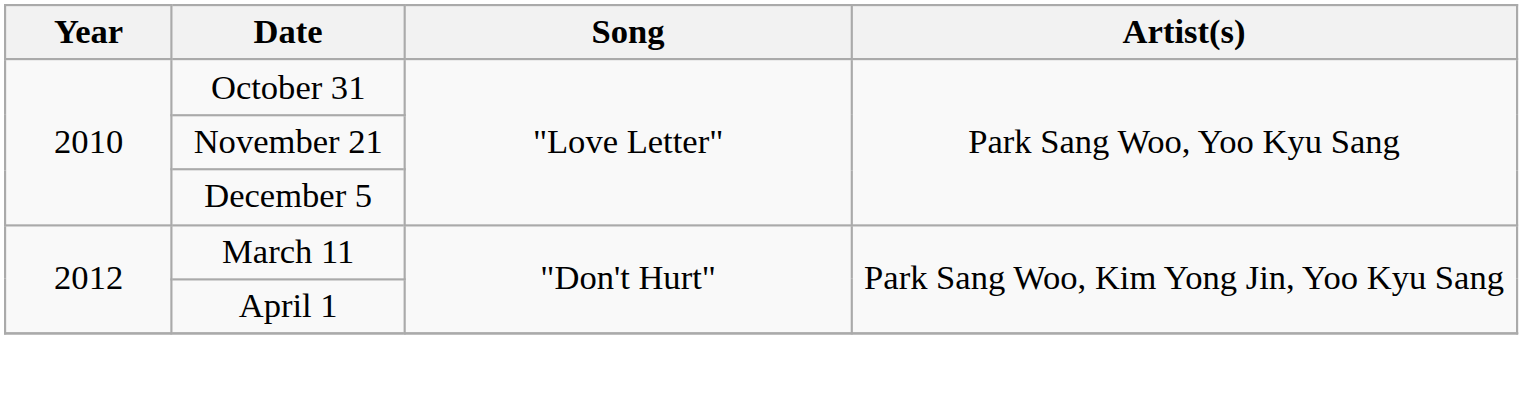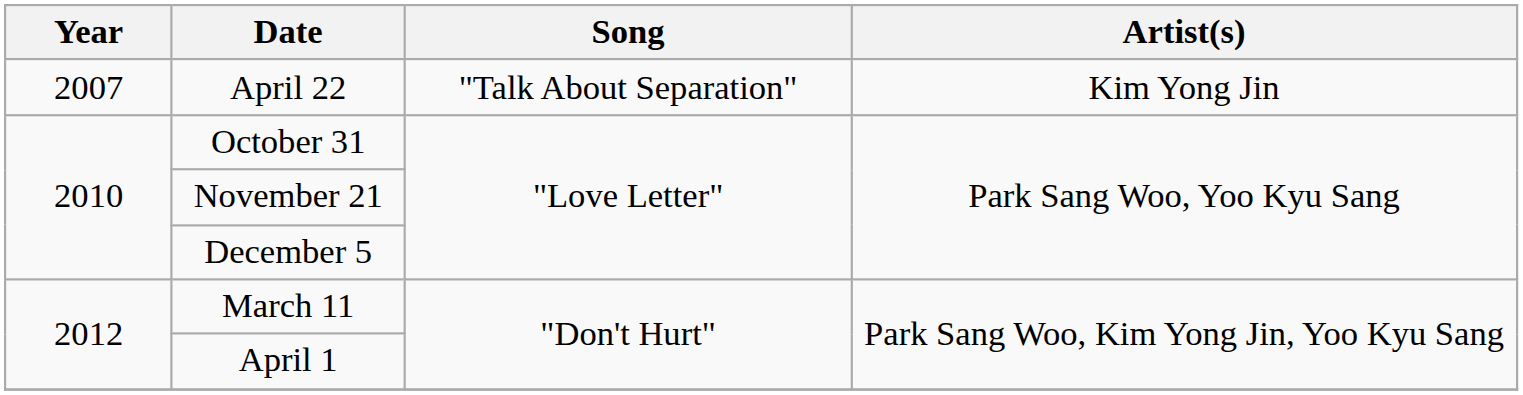+ row: (288, 86)
